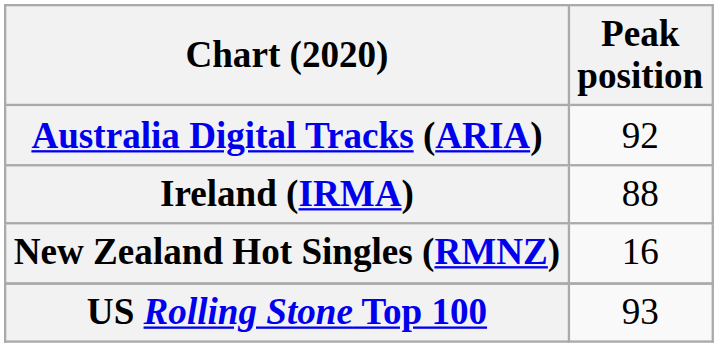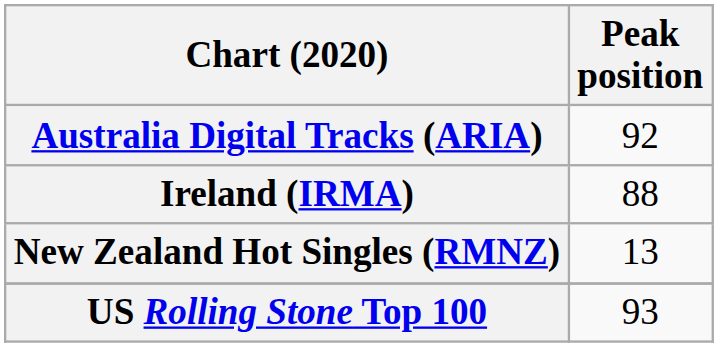(640, 252) 16 -> (640, 252) 13
